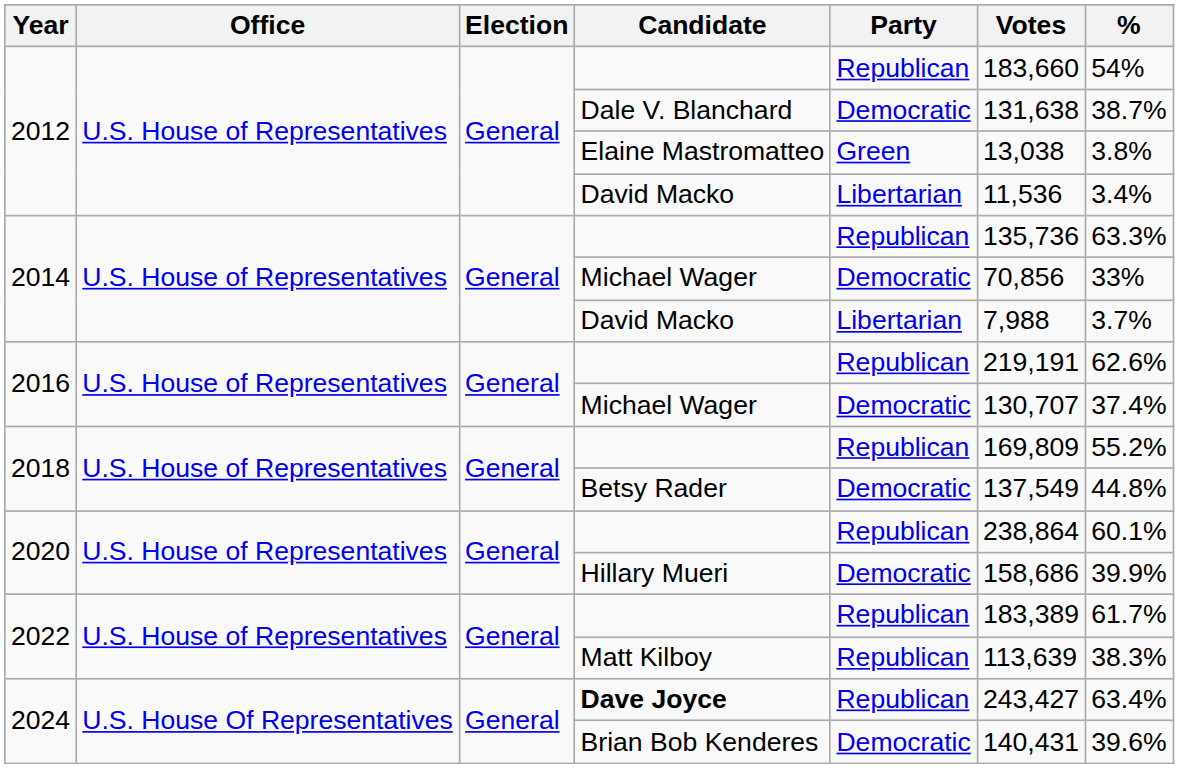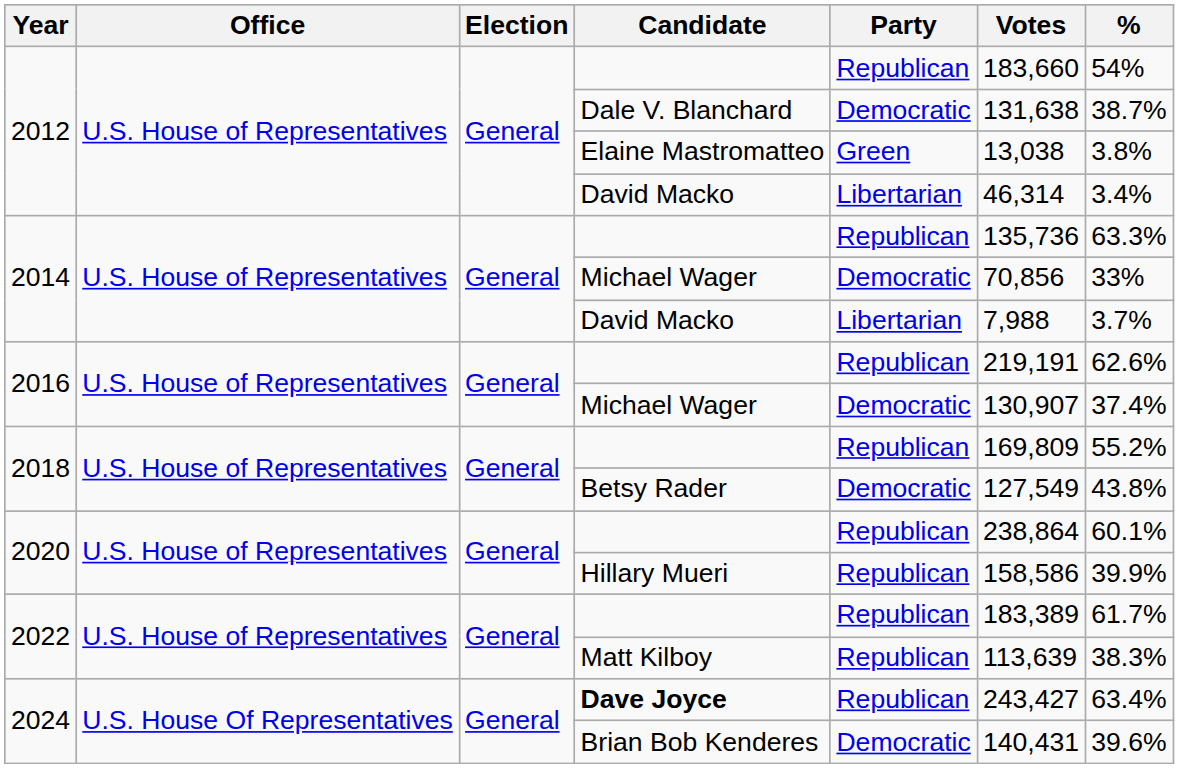(1023, 194) 11,536 -> (1024, 194) 46,314
(1031, 404) 130,707 -> (1031, 404) 130,907
(1031, 488) 137,549 -> (1031, 488) 127,549
(1129, 488) 44.8% -> (1129, 488) 43.8%
(904, 573) Democratic -> (903, 573) Republican
(1031, 573) 158,686 -> (1031, 573) 158,586
